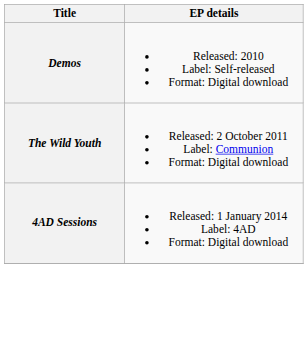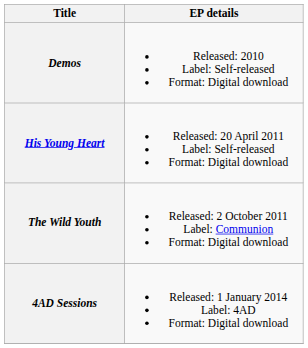+ row: (65, 143)
